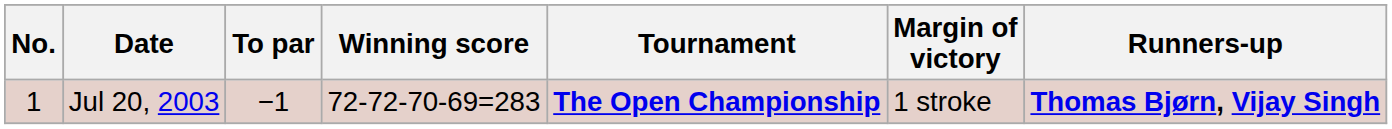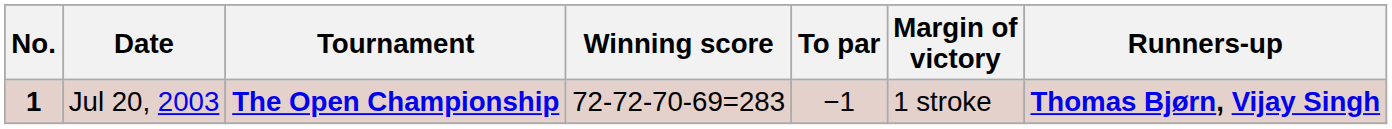columns swapped: (717, 42) <-> (273, 42)
(34, 102) normal -> (34, 102) bold
